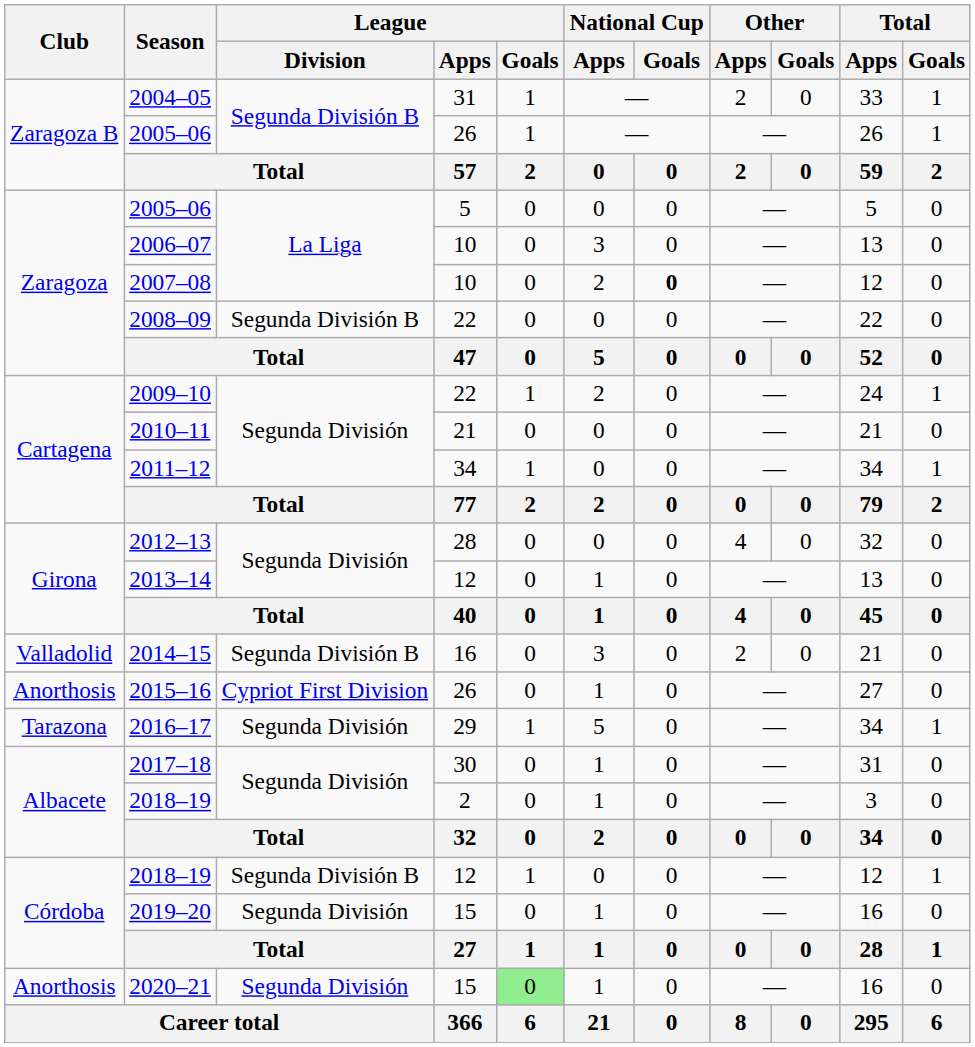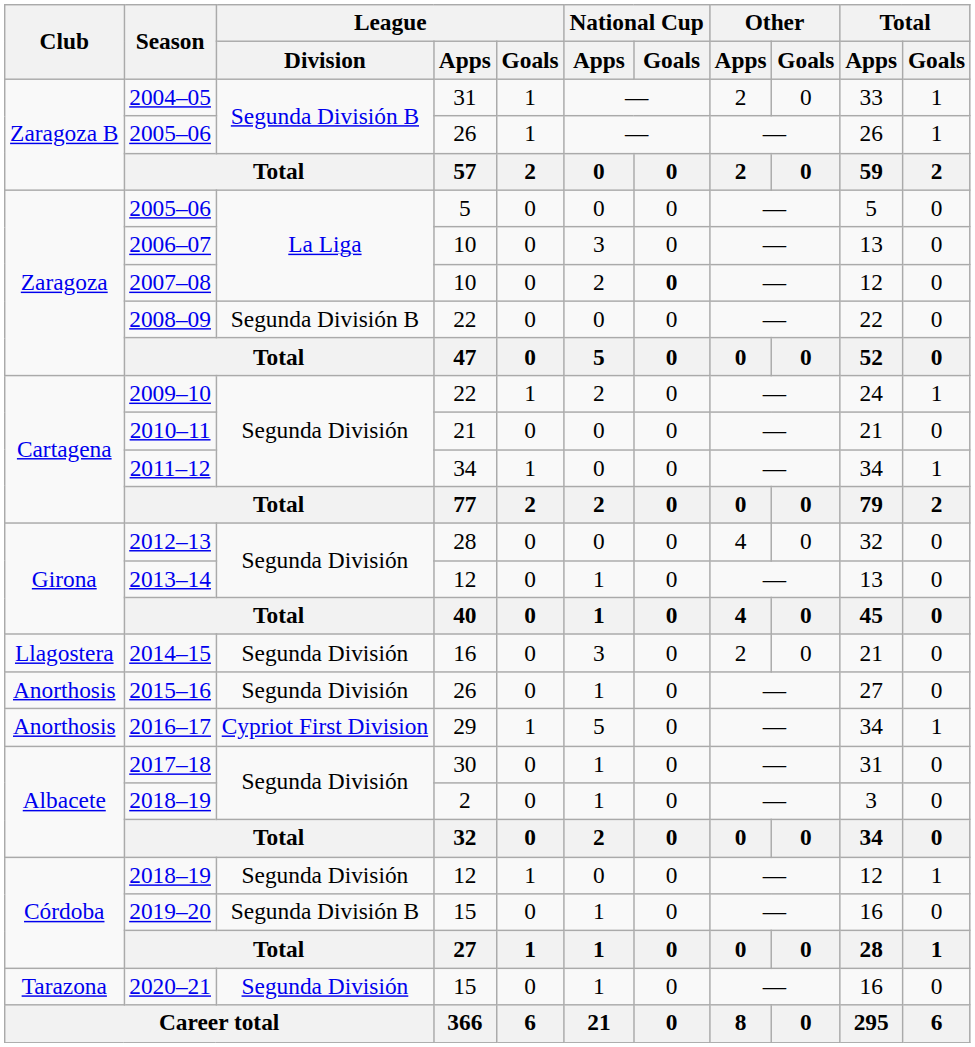(64, 652) Valladolid -> (64, 652) Llagostera
(325, 652) Segunda División B -> (325, 652) Segunda División
(325, 689) Cypriot First Division -> (325, 689) Segunda División
(64, 726) Tarazona -> (64, 726) Anorthosis
(325, 726) Segunda División -> (325, 726) Cypriot First Division
(325, 875) Segunda División B -> (325, 875) Segunda División
(325, 912) Segunda División -> (325, 912) Segunda División B
(64, 986) Anorthosis -> (64, 986) Tarazona
(530, 986) lightgreen background -> (530, 986) no background
